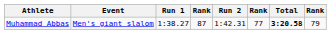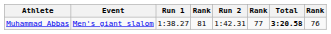(202, 23) 87 -> (202, 23) 81
(315, 23) 79 -> (315, 23) 76
